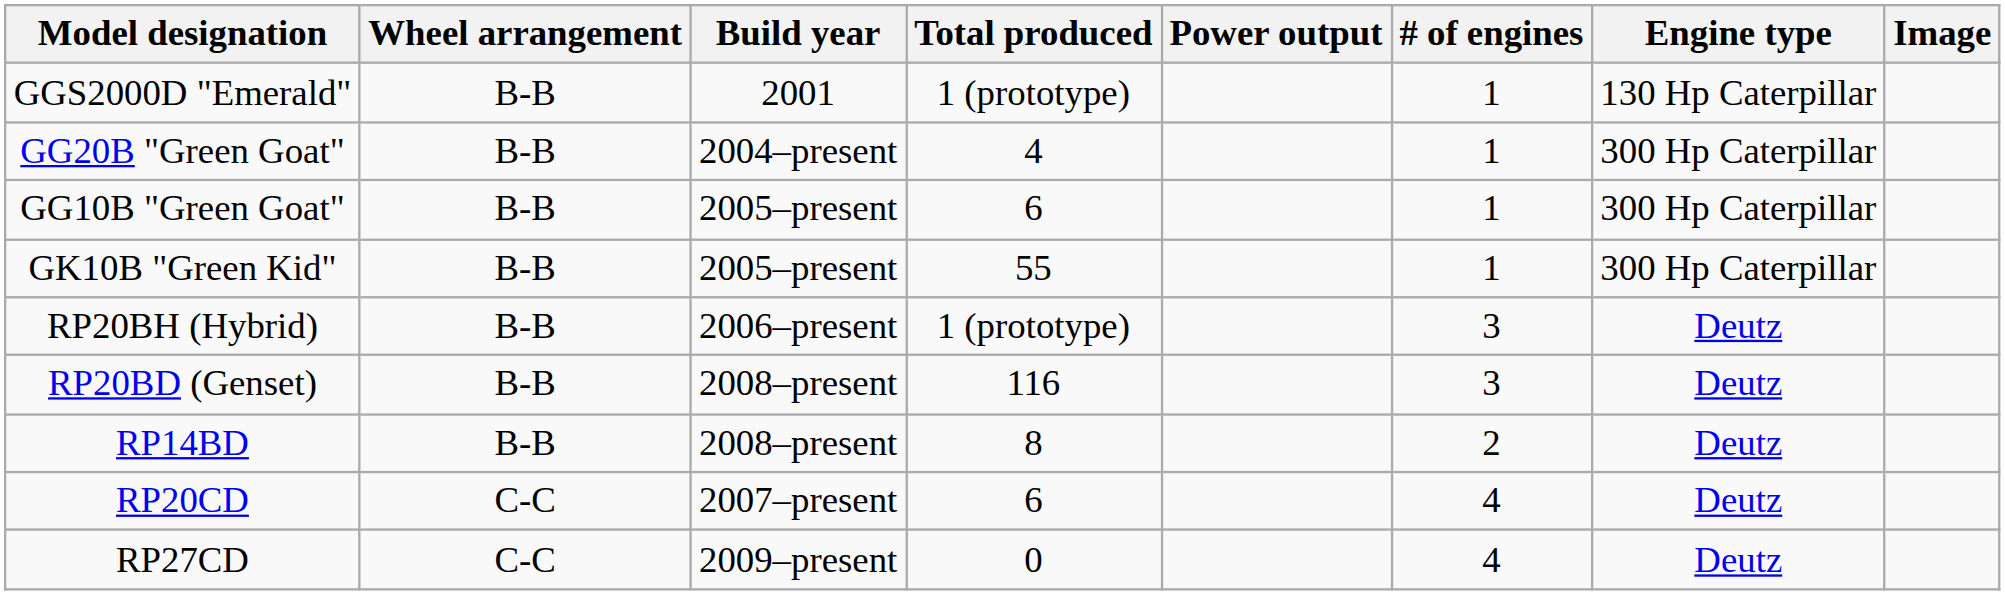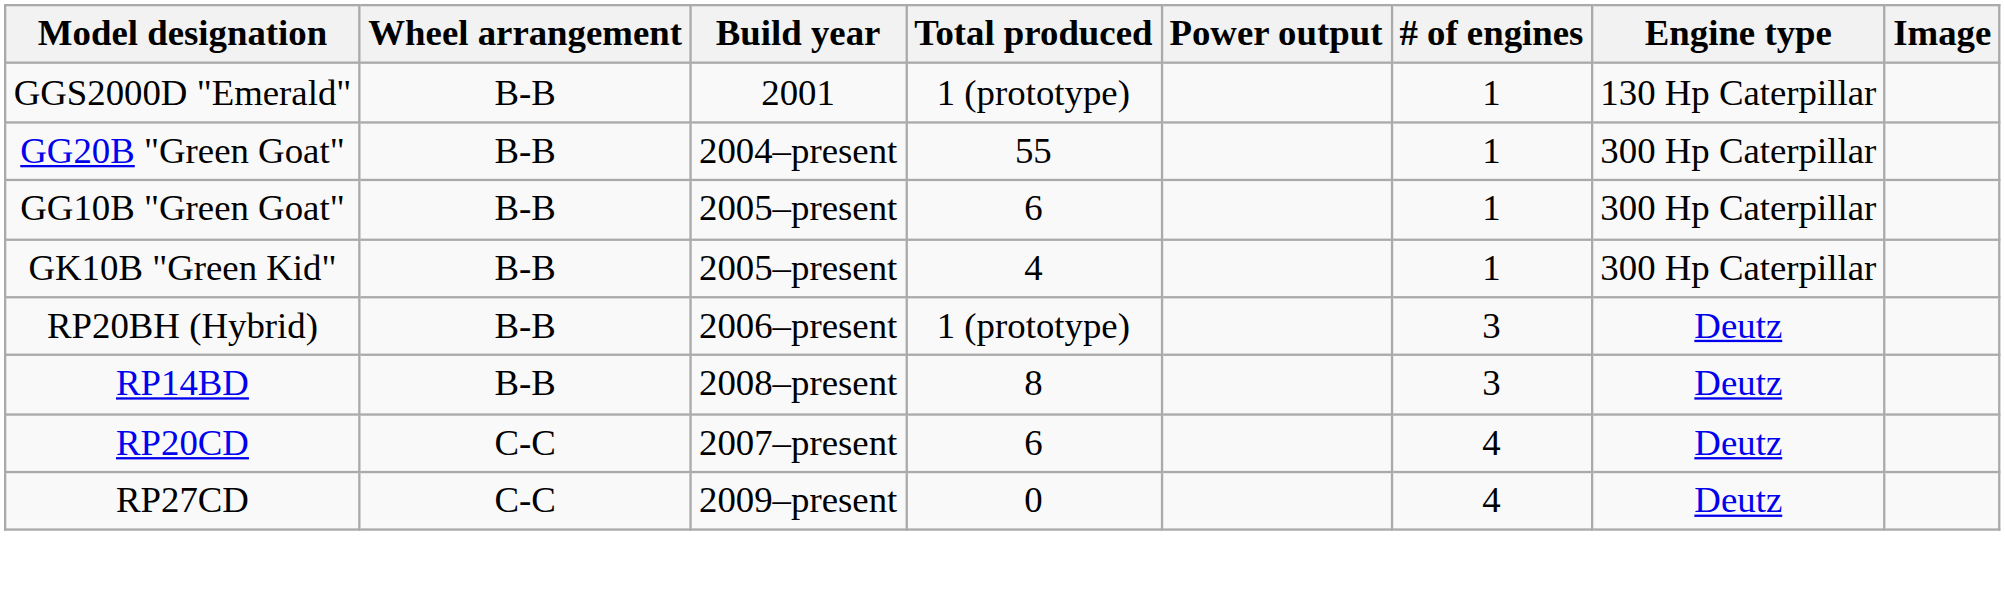(1033, 150) 4 -> (1033, 150) 55
(1033, 267) 55 -> (1033, 267) 4
- row: (182, 383)
(1491, 442) 2 -> (1491, 383) 3
